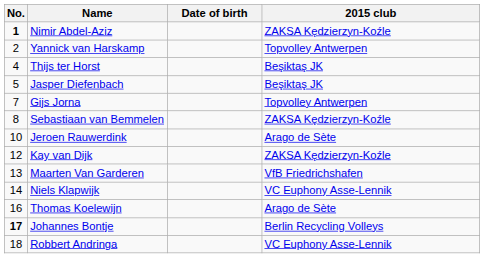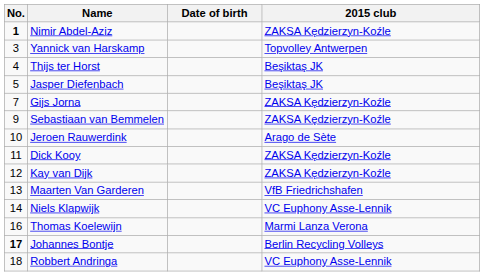(16, 48) 2 -> (16, 48) 3
(316, 102) Topvolley Antwerpen -> (328, 102) ZAKSA Kędzierzyn-Koźle
(16, 119) 8 -> (16, 119) 9
+ row: (55, 155)
(300, 208) Arago de Sète -> (316, 226) Marmi Lanza Verona
